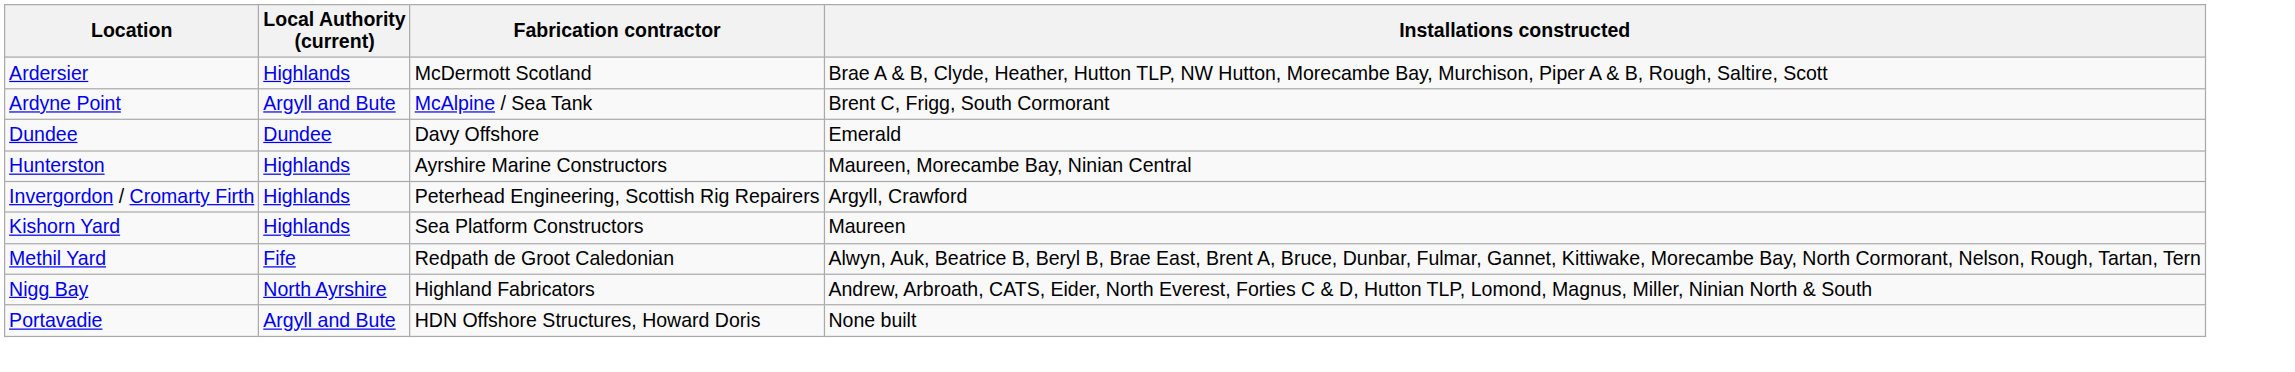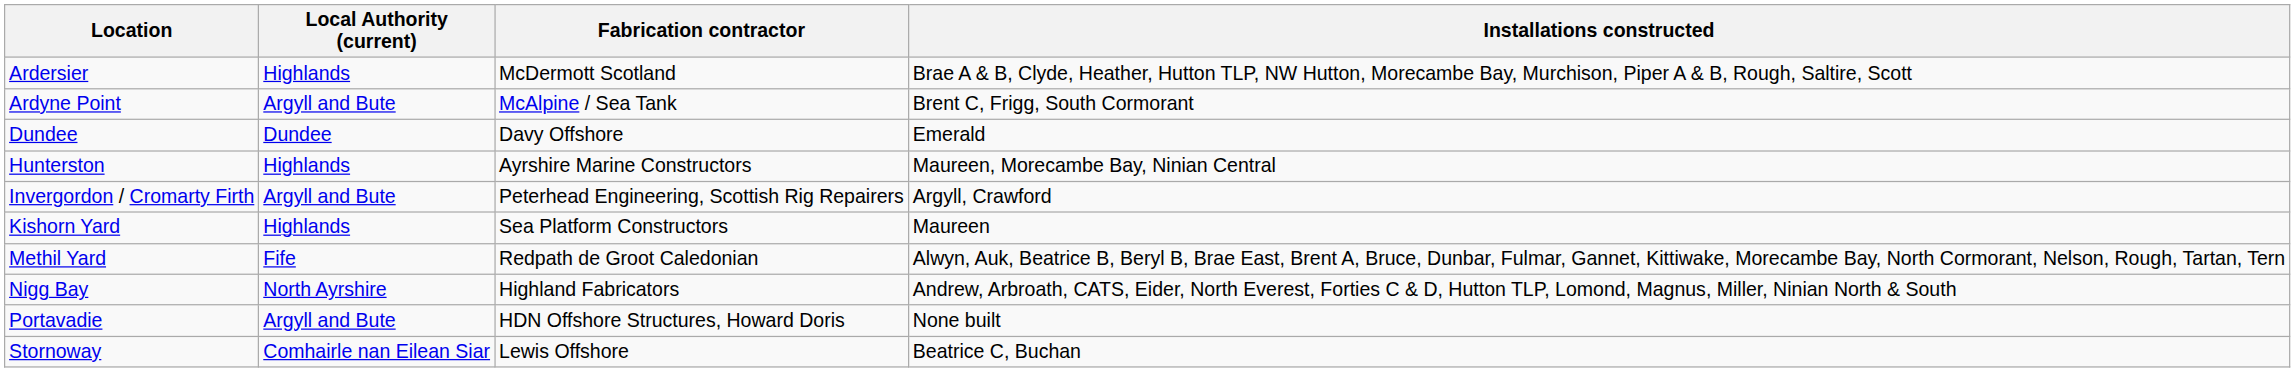(307, 196) Highlands -> (329, 196) Argyll and Bute
+ row: (55, 351)
